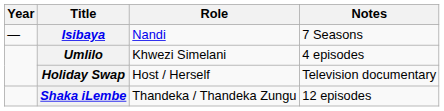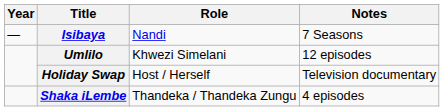(333, 55) 4 episodes -> (337, 55) 12 episodes
(337, 95) 12 episodes -> (333, 95) 4 episodes
